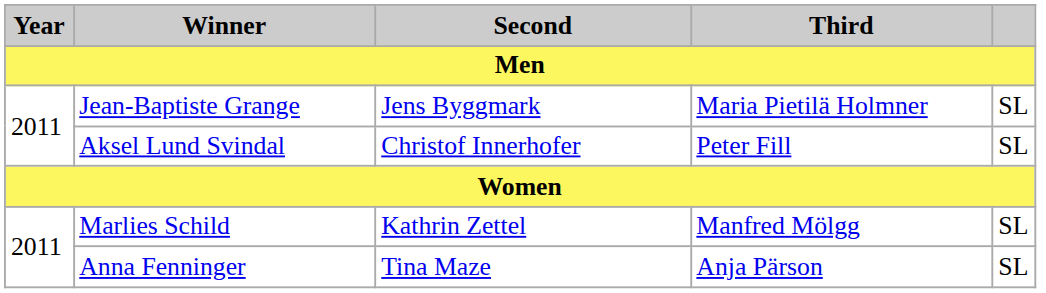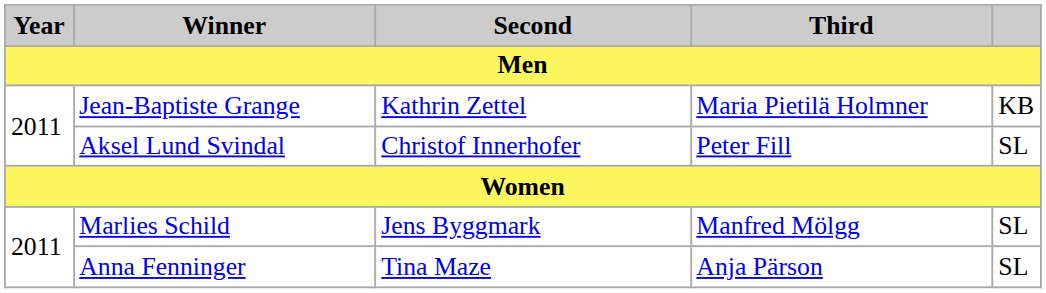(461, 105) Jens Byggmark -> (454, 105) Kathrin Zettel
(1013, 105) SL -> (1016, 105) KB
(454, 226) Kathrin Zettel -> (461, 226) Jens Byggmark
